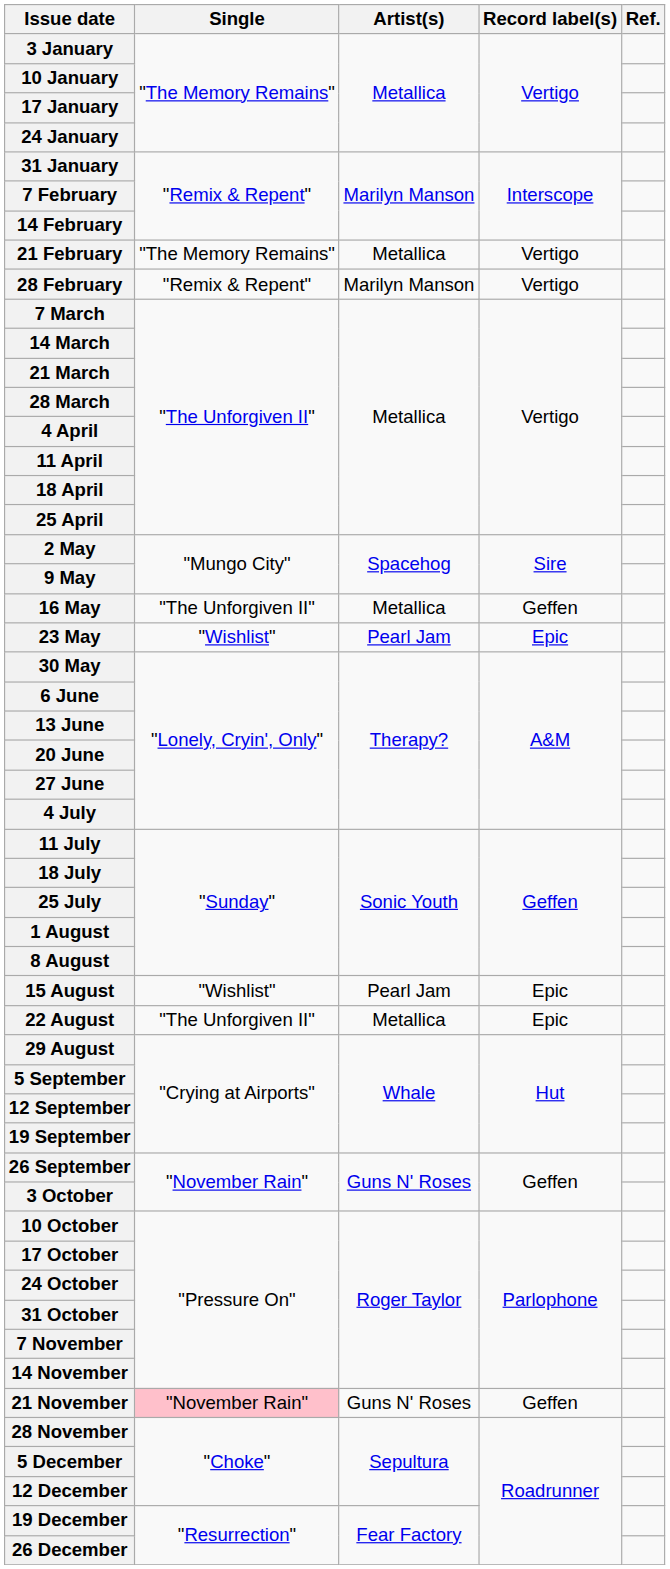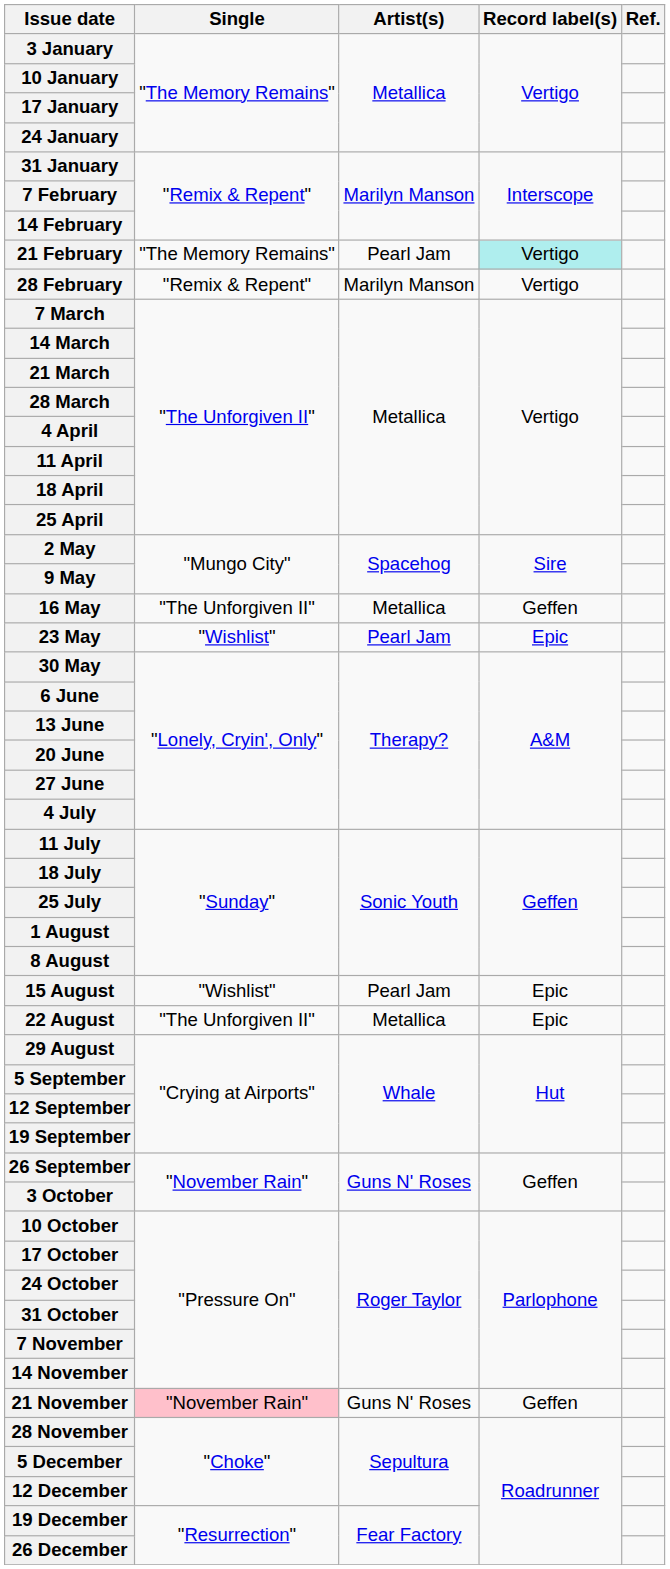(409, 254) Metallica -> (409, 254) Pearl Jam
(550, 254) no background -> (550, 254) paleturquoise background
